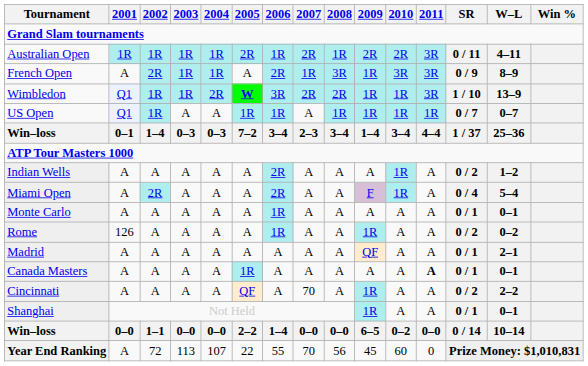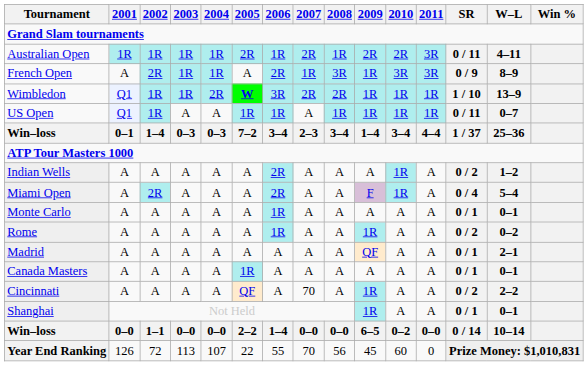(431, 93) 3R -> (431, 93) 1R
(467, 113) 0 / 7 -> (467, 113) 0 / 11
(124, 232) 126 -> (124, 232) A
(431, 271) bold -> (431, 271) normal
(124, 350) A -> (124, 350) 126
